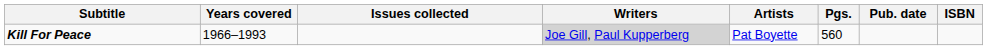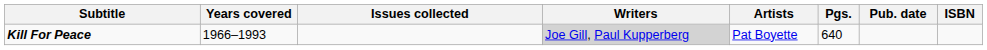(832, 34) 560 -> (832, 34) 640
